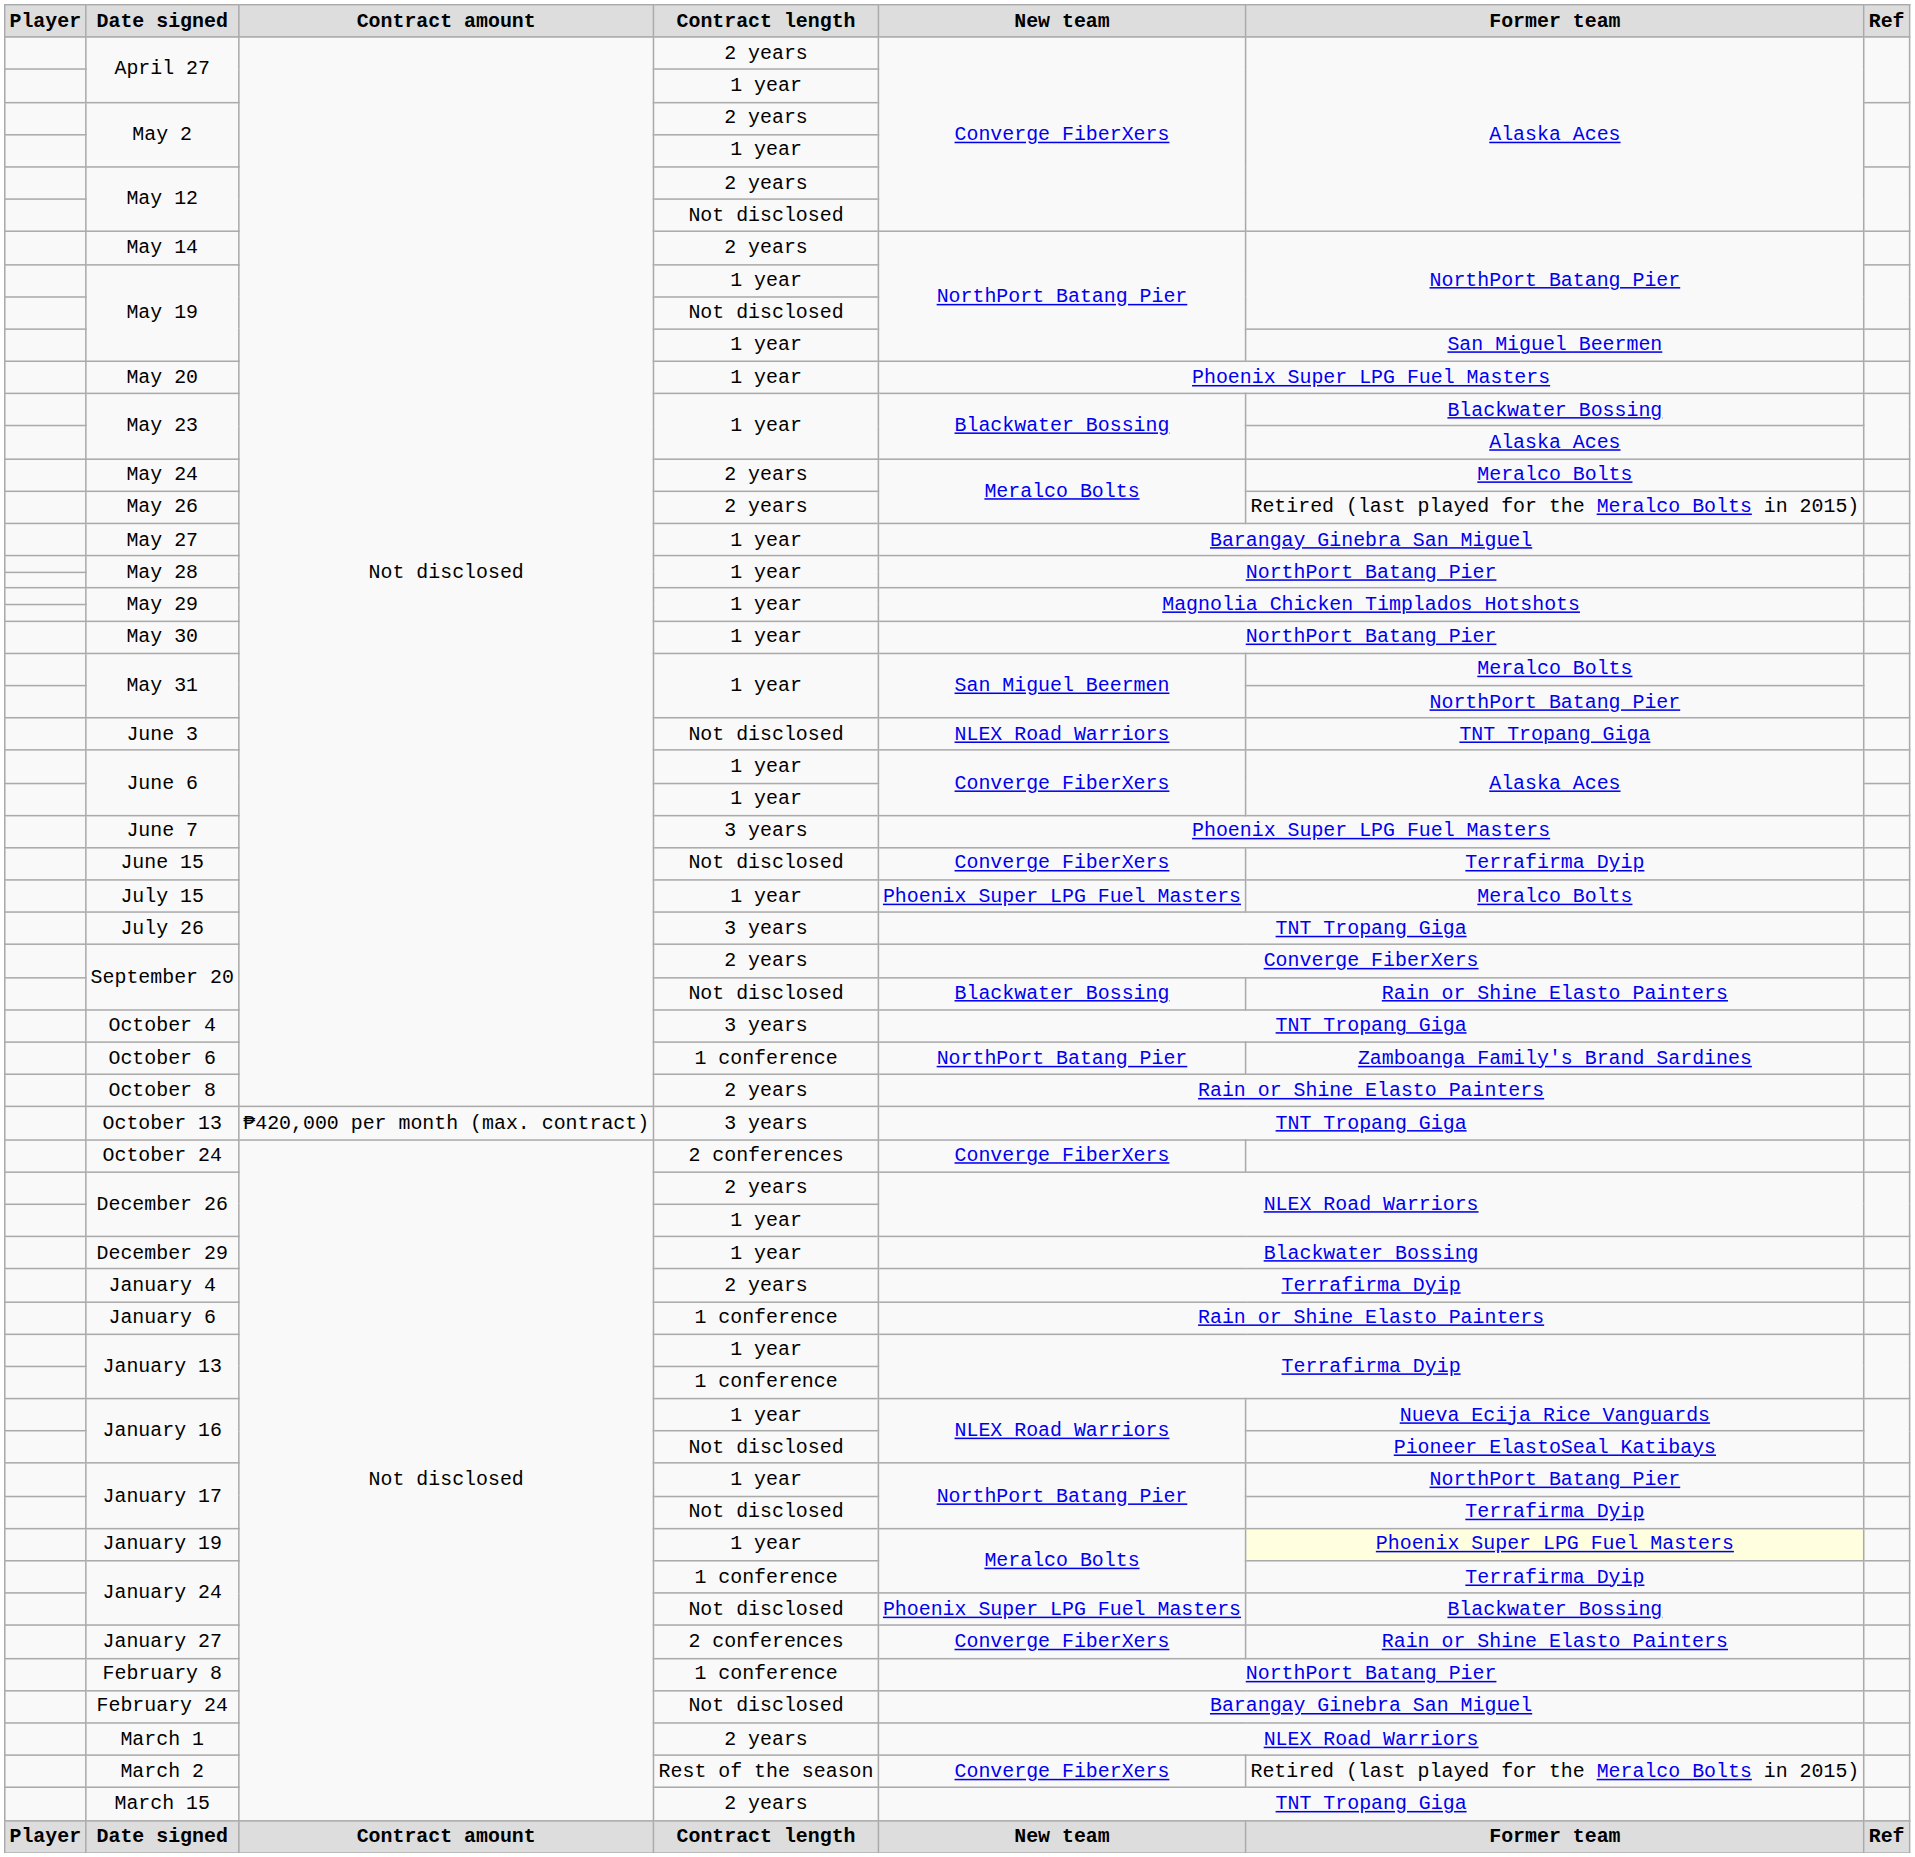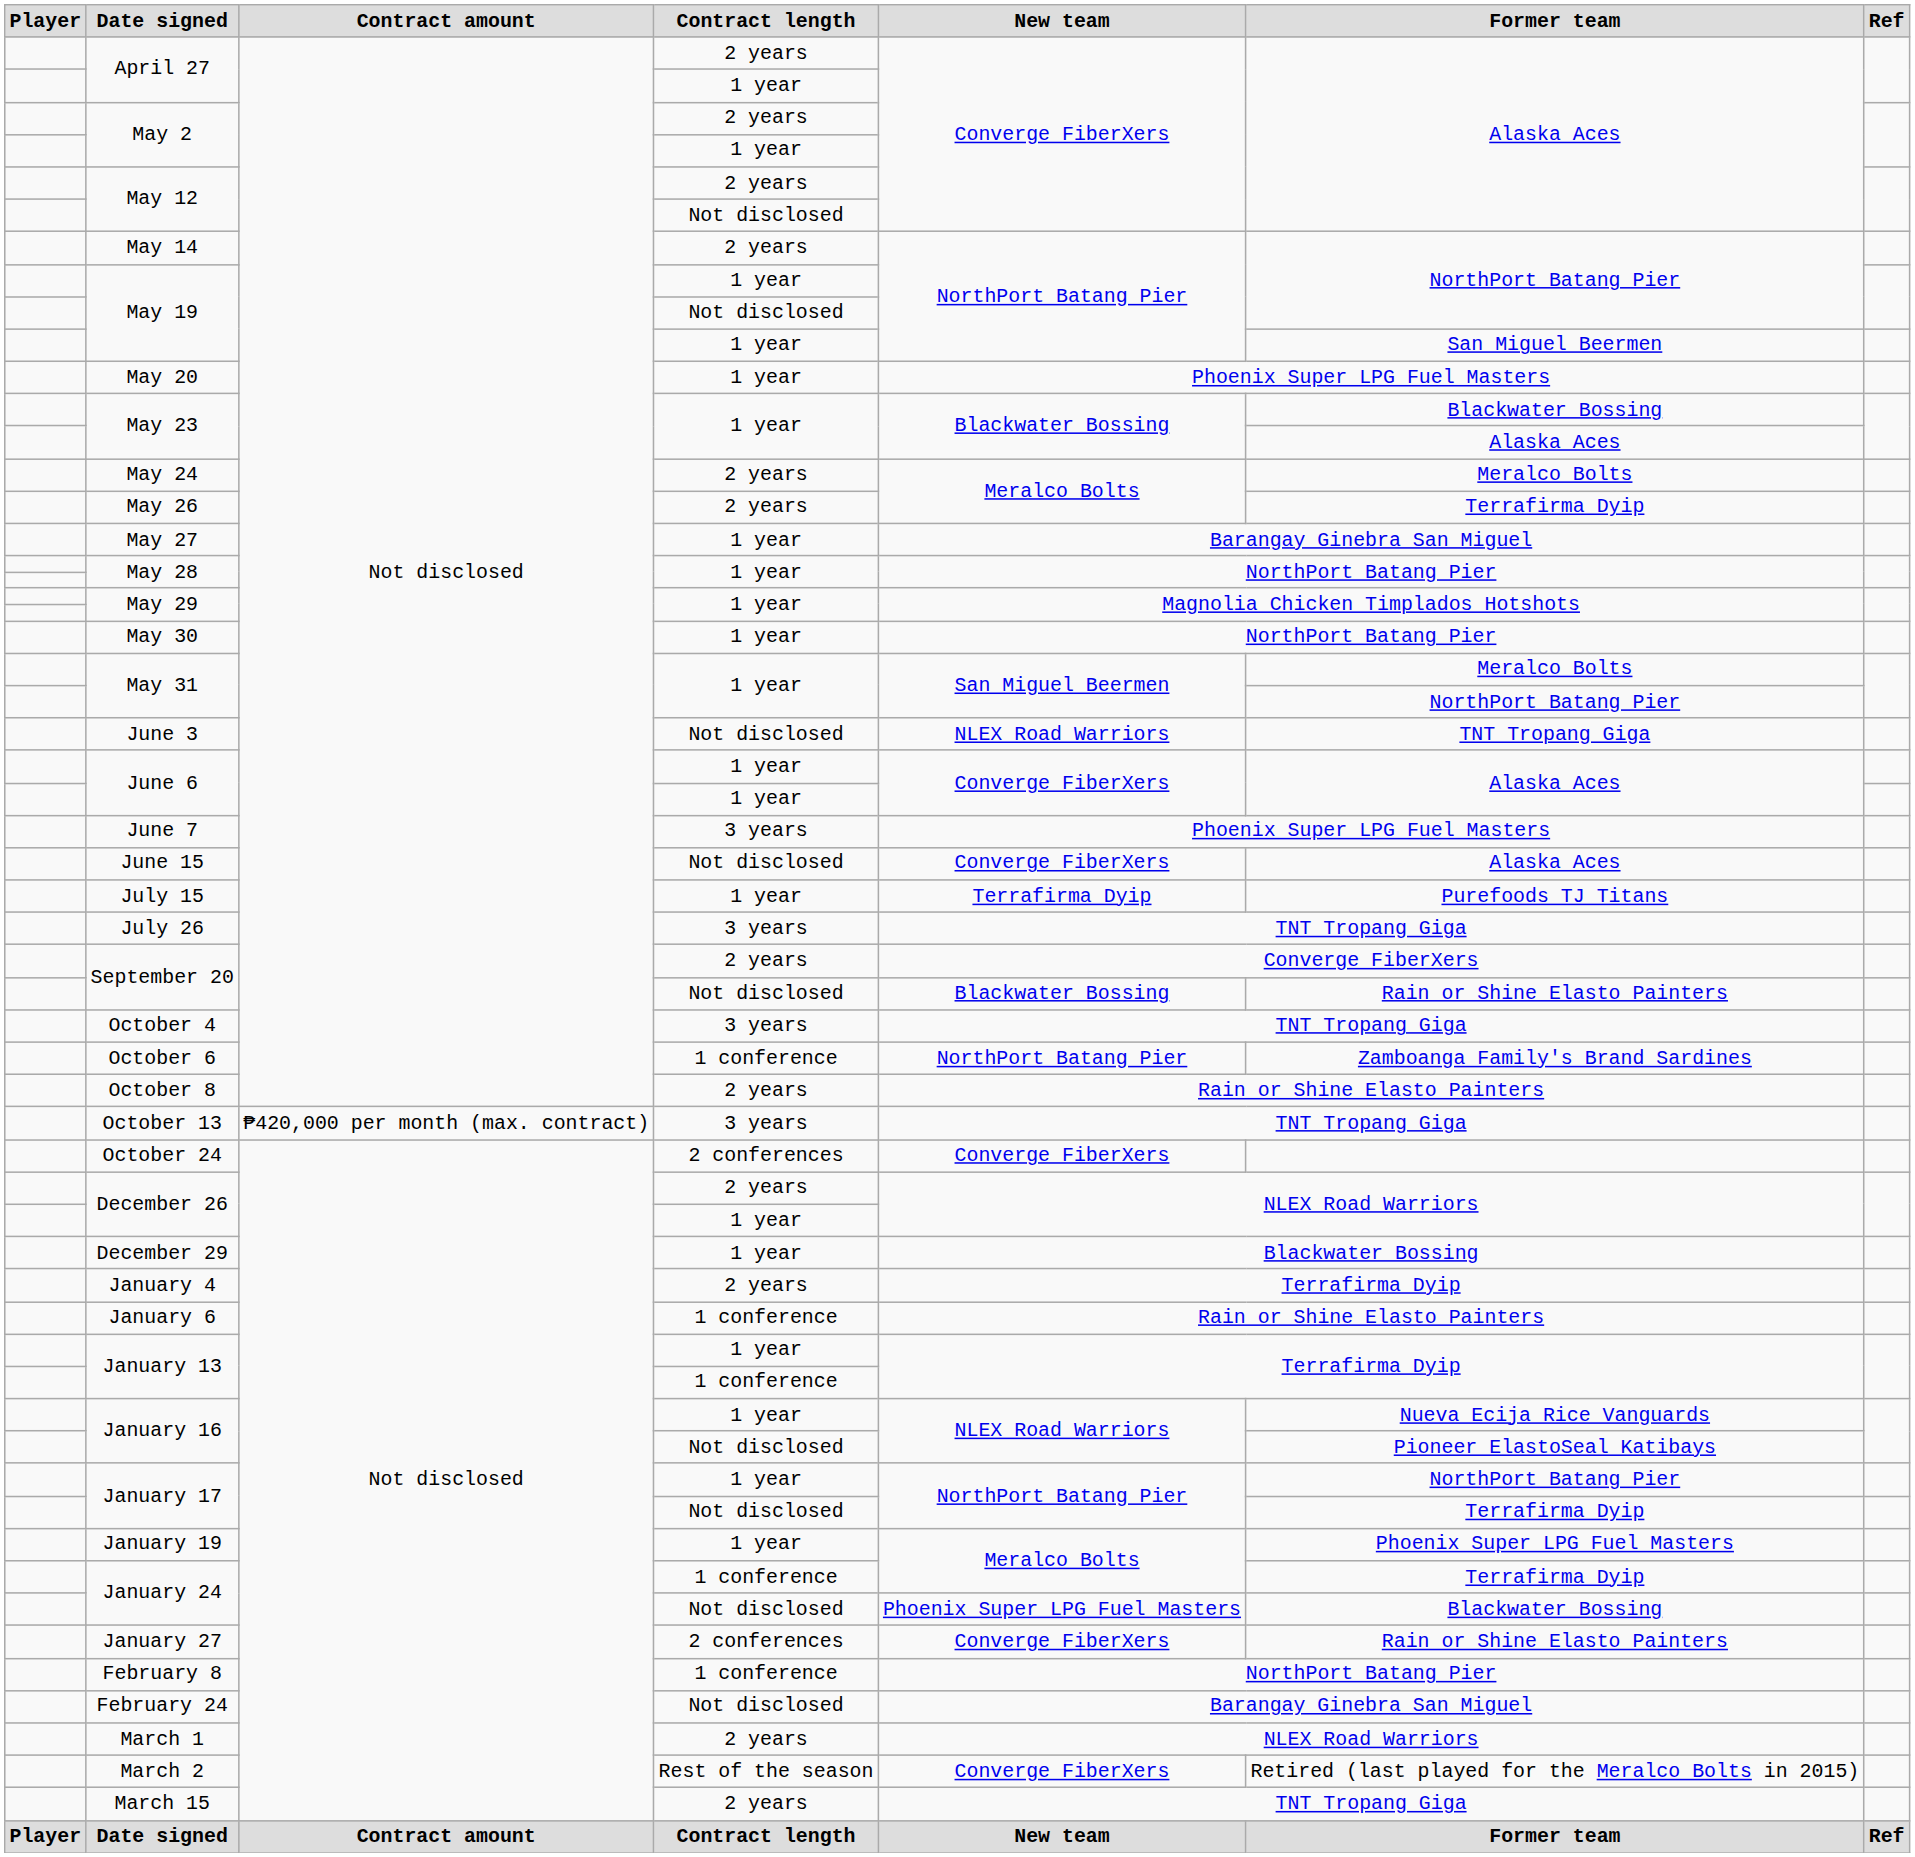(1555, 507) Retired (last played for the Meralco Bolts in 2015) -> (1555, 507) Terrafirma Dyip
(1555, 864) Terrafirma Dyip -> (1555, 864) Alaska Aces
(1062, 896) Phoenix Super LPG Fuel Masters -> (1062, 896) Terrafirma Dyip
(1555, 896) Meralco Bolts -> (1555, 896) Purefoods TJ Titans
(1555, 1545) lightyellow background -> (1555, 1545) no background
